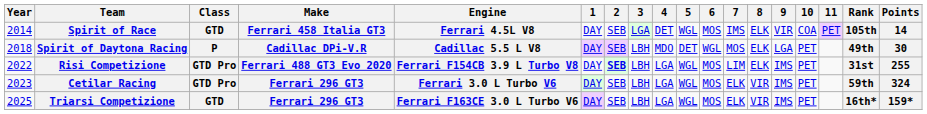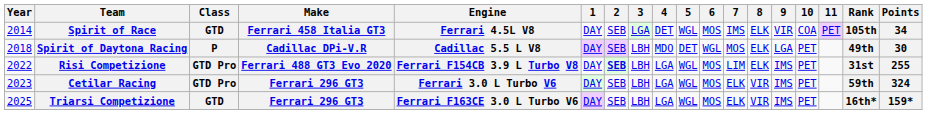(901, 30) 14 -> (901, 30) 34
